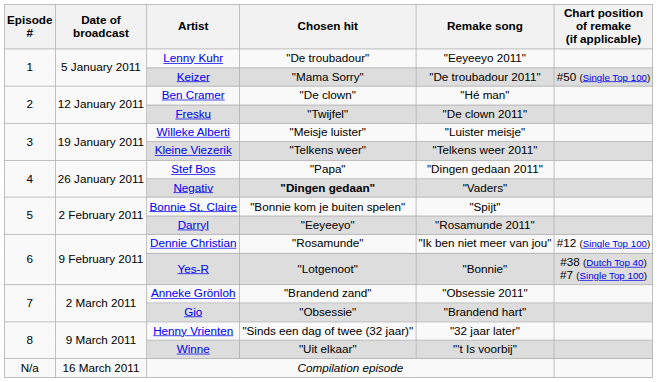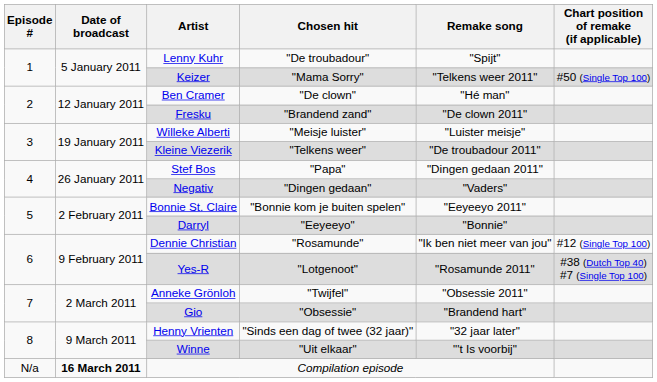(485, 58) "Eeyeeyo 2011" -> (485, 58) "Spijt"
(485, 77) "De troubadour 2011" -> (485, 77) "Telkens weer 2011"
(328, 114) "Twijfel" -> (328, 114) "Brandend zand"
(485, 151) "Telkens weer 2011" -> (485, 151) "De troubadour 2011"
(328, 188) bold -> (328, 188) normal
(485, 206) "Spijt" -> (485, 206) "Eeyeeyo 2011"
(485, 225) "Rosamunde 2011" -> (485, 225) "Bonnie"
(485, 268) "Bonnie" -> (485, 268) "Rosamunde 2011"
(328, 293) "Brandend zand" -> (328, 293) "Twijfel"
(101, 368) normal -> (101, 368) bold
